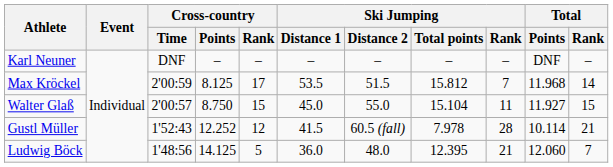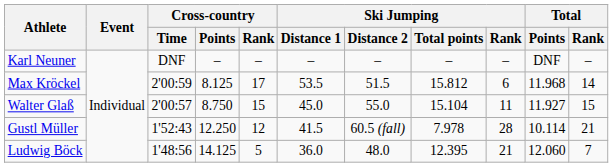(506, 83) 7 -> (506, 83) 6
(217, 128) 12.252 -> (217, 128) 12.250
